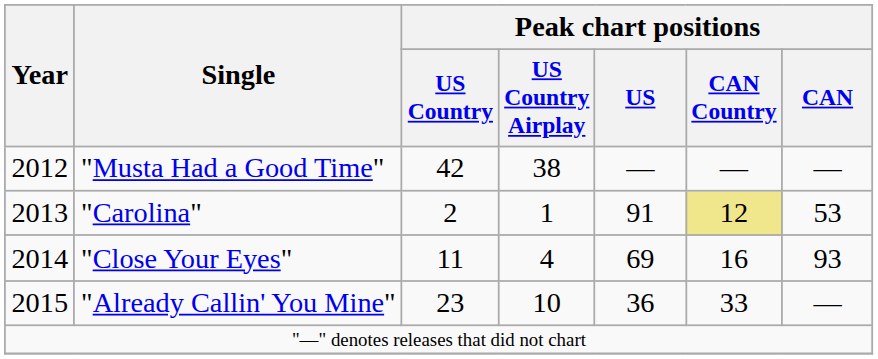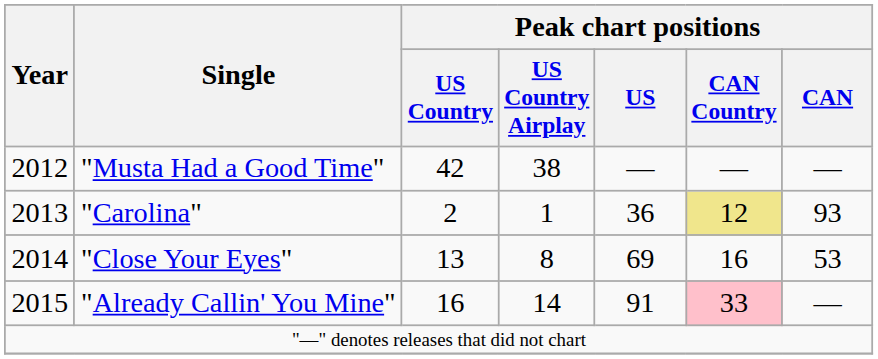(640, 212) 91 -> (640, 212) 36
(828, 212) 53 -> (828, 212) 93
(450, 257) 11 -> (450, 257) 13
(547, 257) 4 -> (547, 257) 8
(828, 257) 93 -> (828, 257) 53
(450, 302) 23 -> (450, 302) 16
(547, 302) 10 -> (547, 302) 14
(640, 302) 36 -> (640, 302) 91
(734, 302) no background -> (734, 302) pink background
